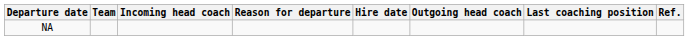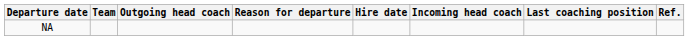columns swapped: (467, 12) <-> (175, 12)
